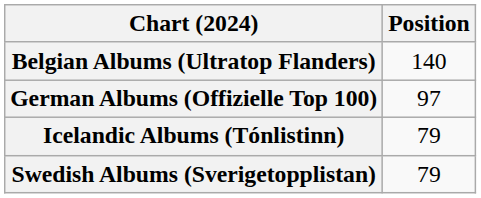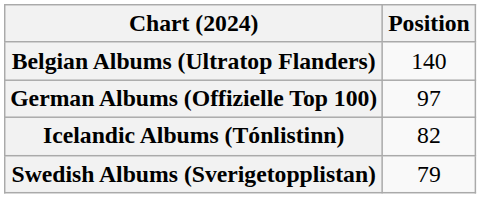(429, 135) 79 -> (429, 135) 82
